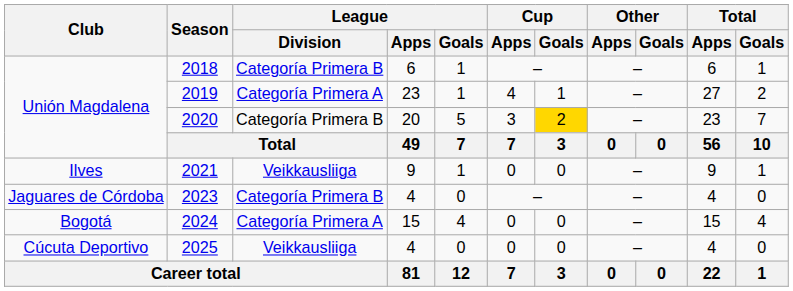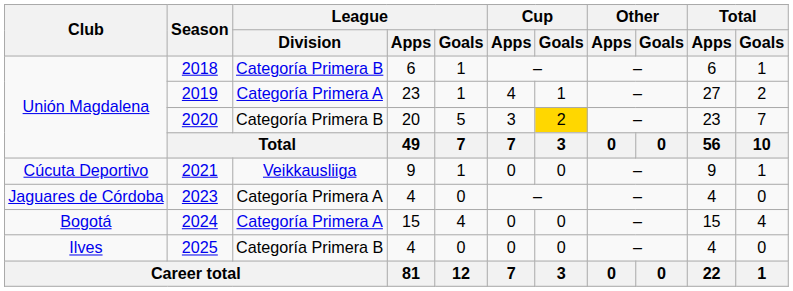(86, 171) Ilves -> (86, 171) Cúcuta Deportivo
(310, 196) Categoría Primera B -> (310, 196) Categoría Primera A
(86, 247) Cúcuta Deportivo -> (86, 247) Ilves
(310, 247) Veikkausliiga -> (310, 247) Categoría Primera B
